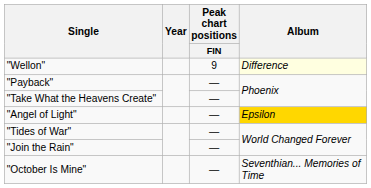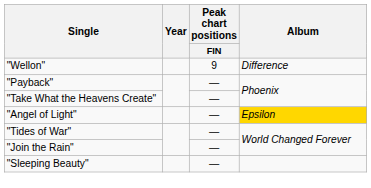(265, 66) lightyellow background -> (265, 66) no background
- row: (46, 169)
+ row: (48, 163)
